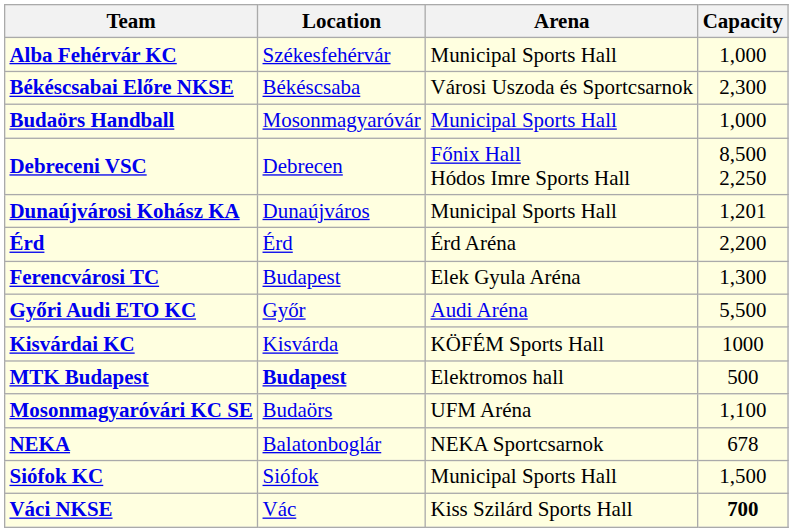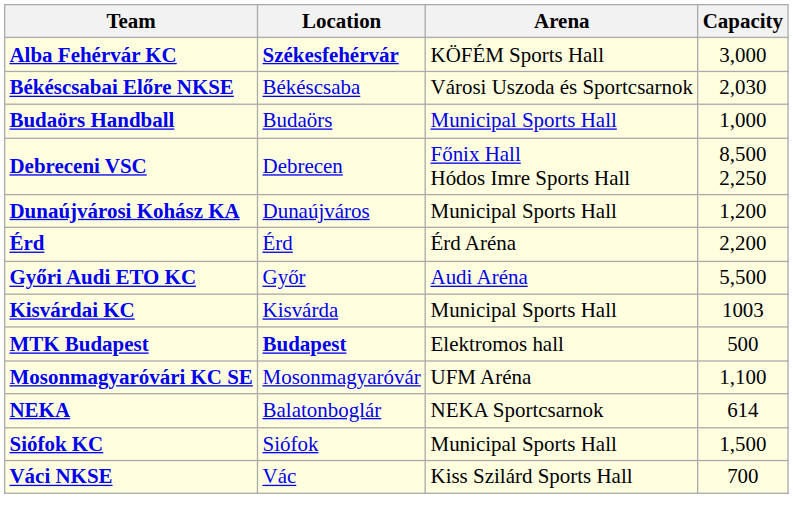(327, 54) normal -> (331, 54) bold
(524, 54) Municipal Sports Hall -> (517, 54) KÖFÉM Sports Hall
(743, 54) 1,000 -> (743, 54) 3,000
(743, 87) 2,300 -> (743, 87) 2,030
(342, 120) Mosonmagyaróvár -> (297, 120) Budaörs
(743, 210) 1,201 -> (743, 210) 1,200
- row: (84, 277)
(517, 343) KÖFÉM Sports Hall -> (524, 310) Municipal Sports Hall
(743, 343) 1000 -> (743, 310) 1003
(297, 410) Budaörs -> (342, 377) Mosonmagyaróvár
(743, 443) 678 -> (743, 410) 614
(743, 510) bold -> (743, 476) normal
